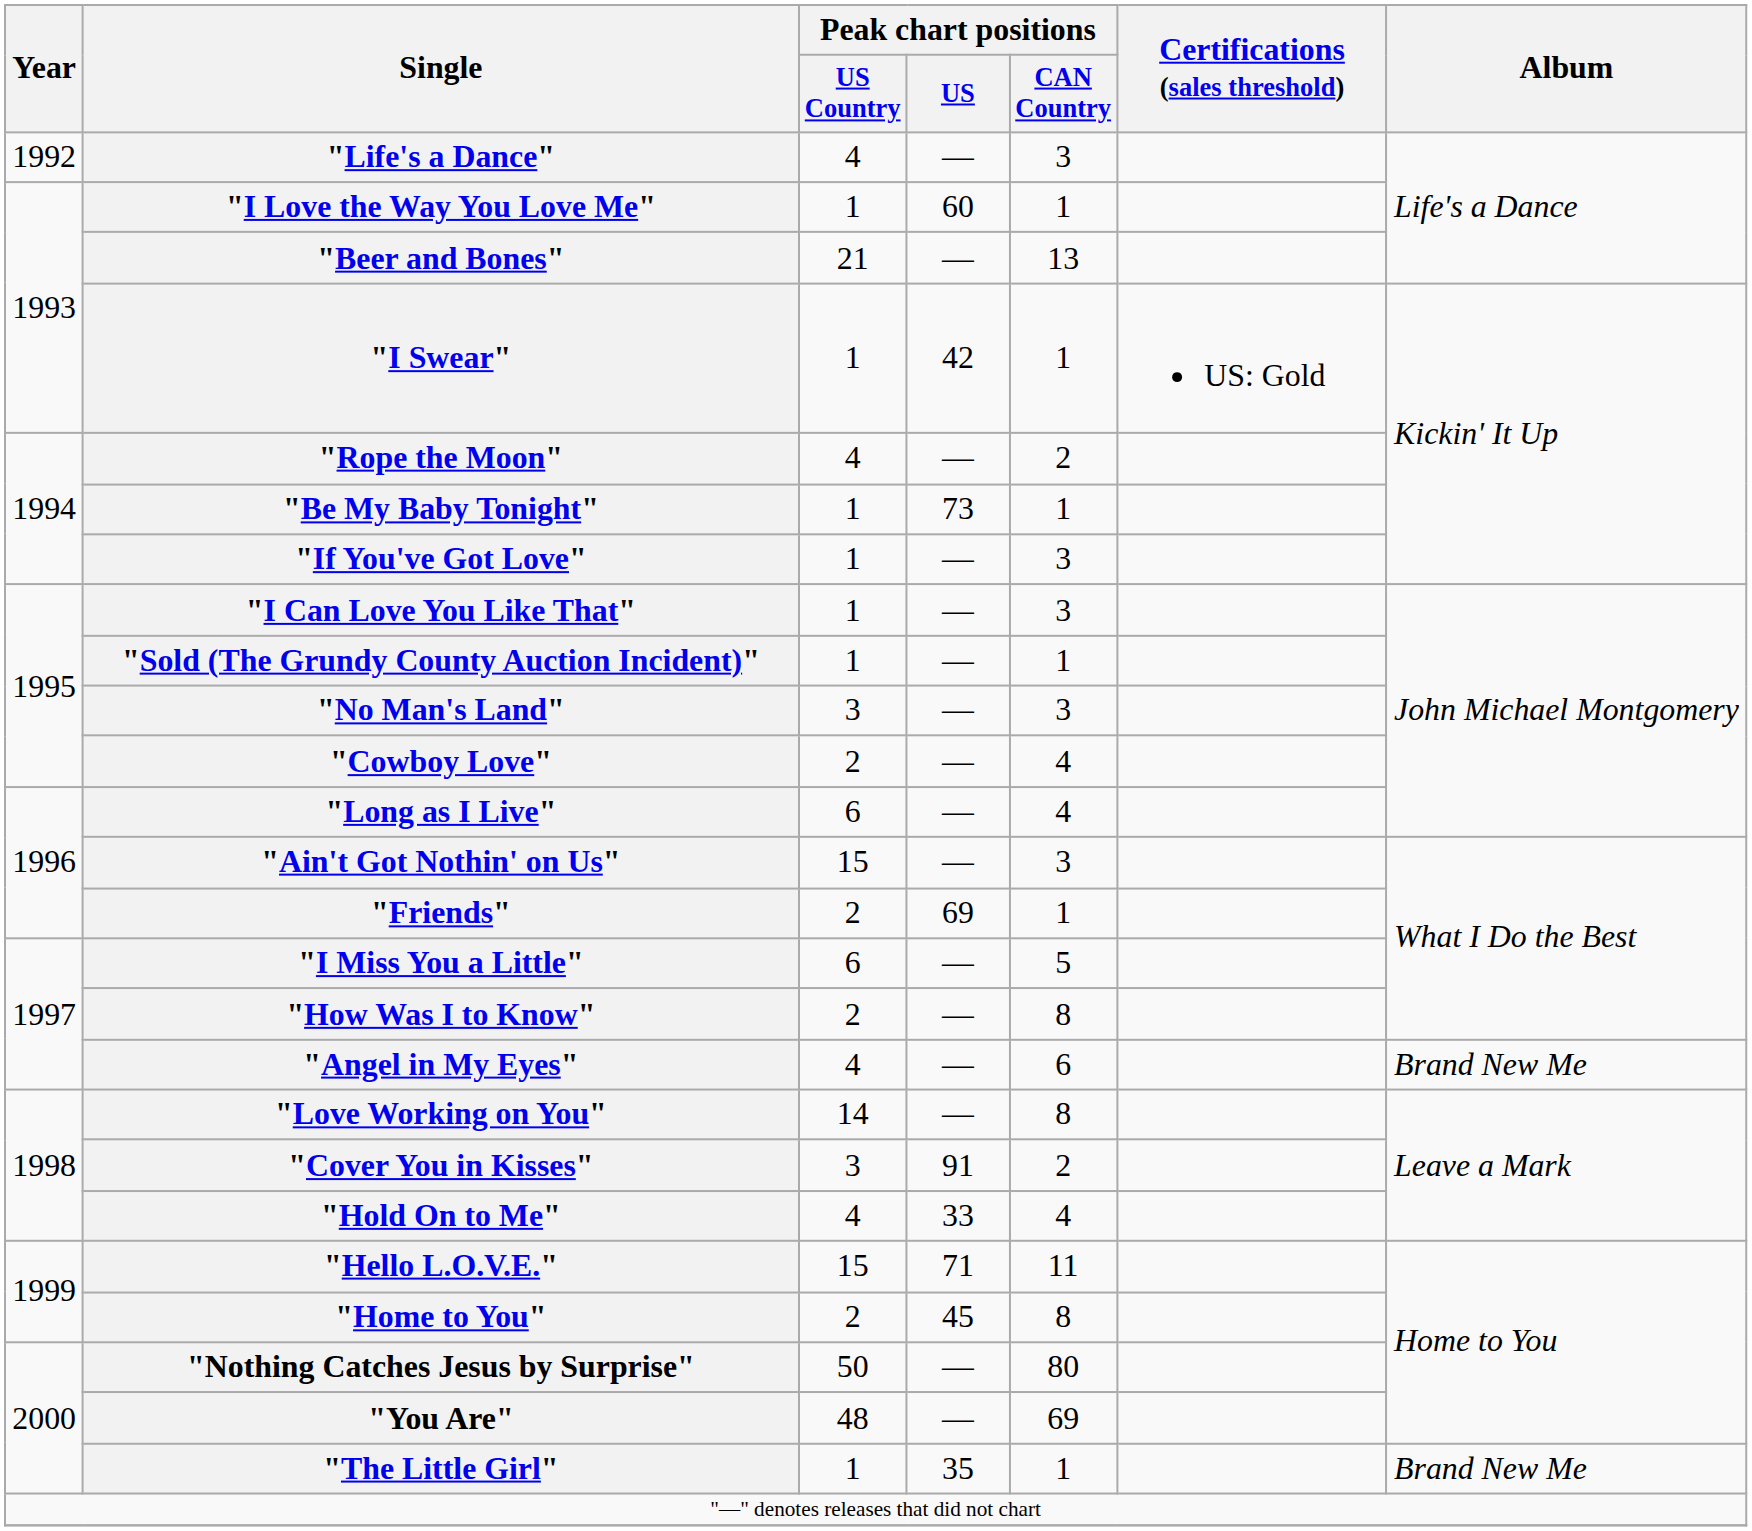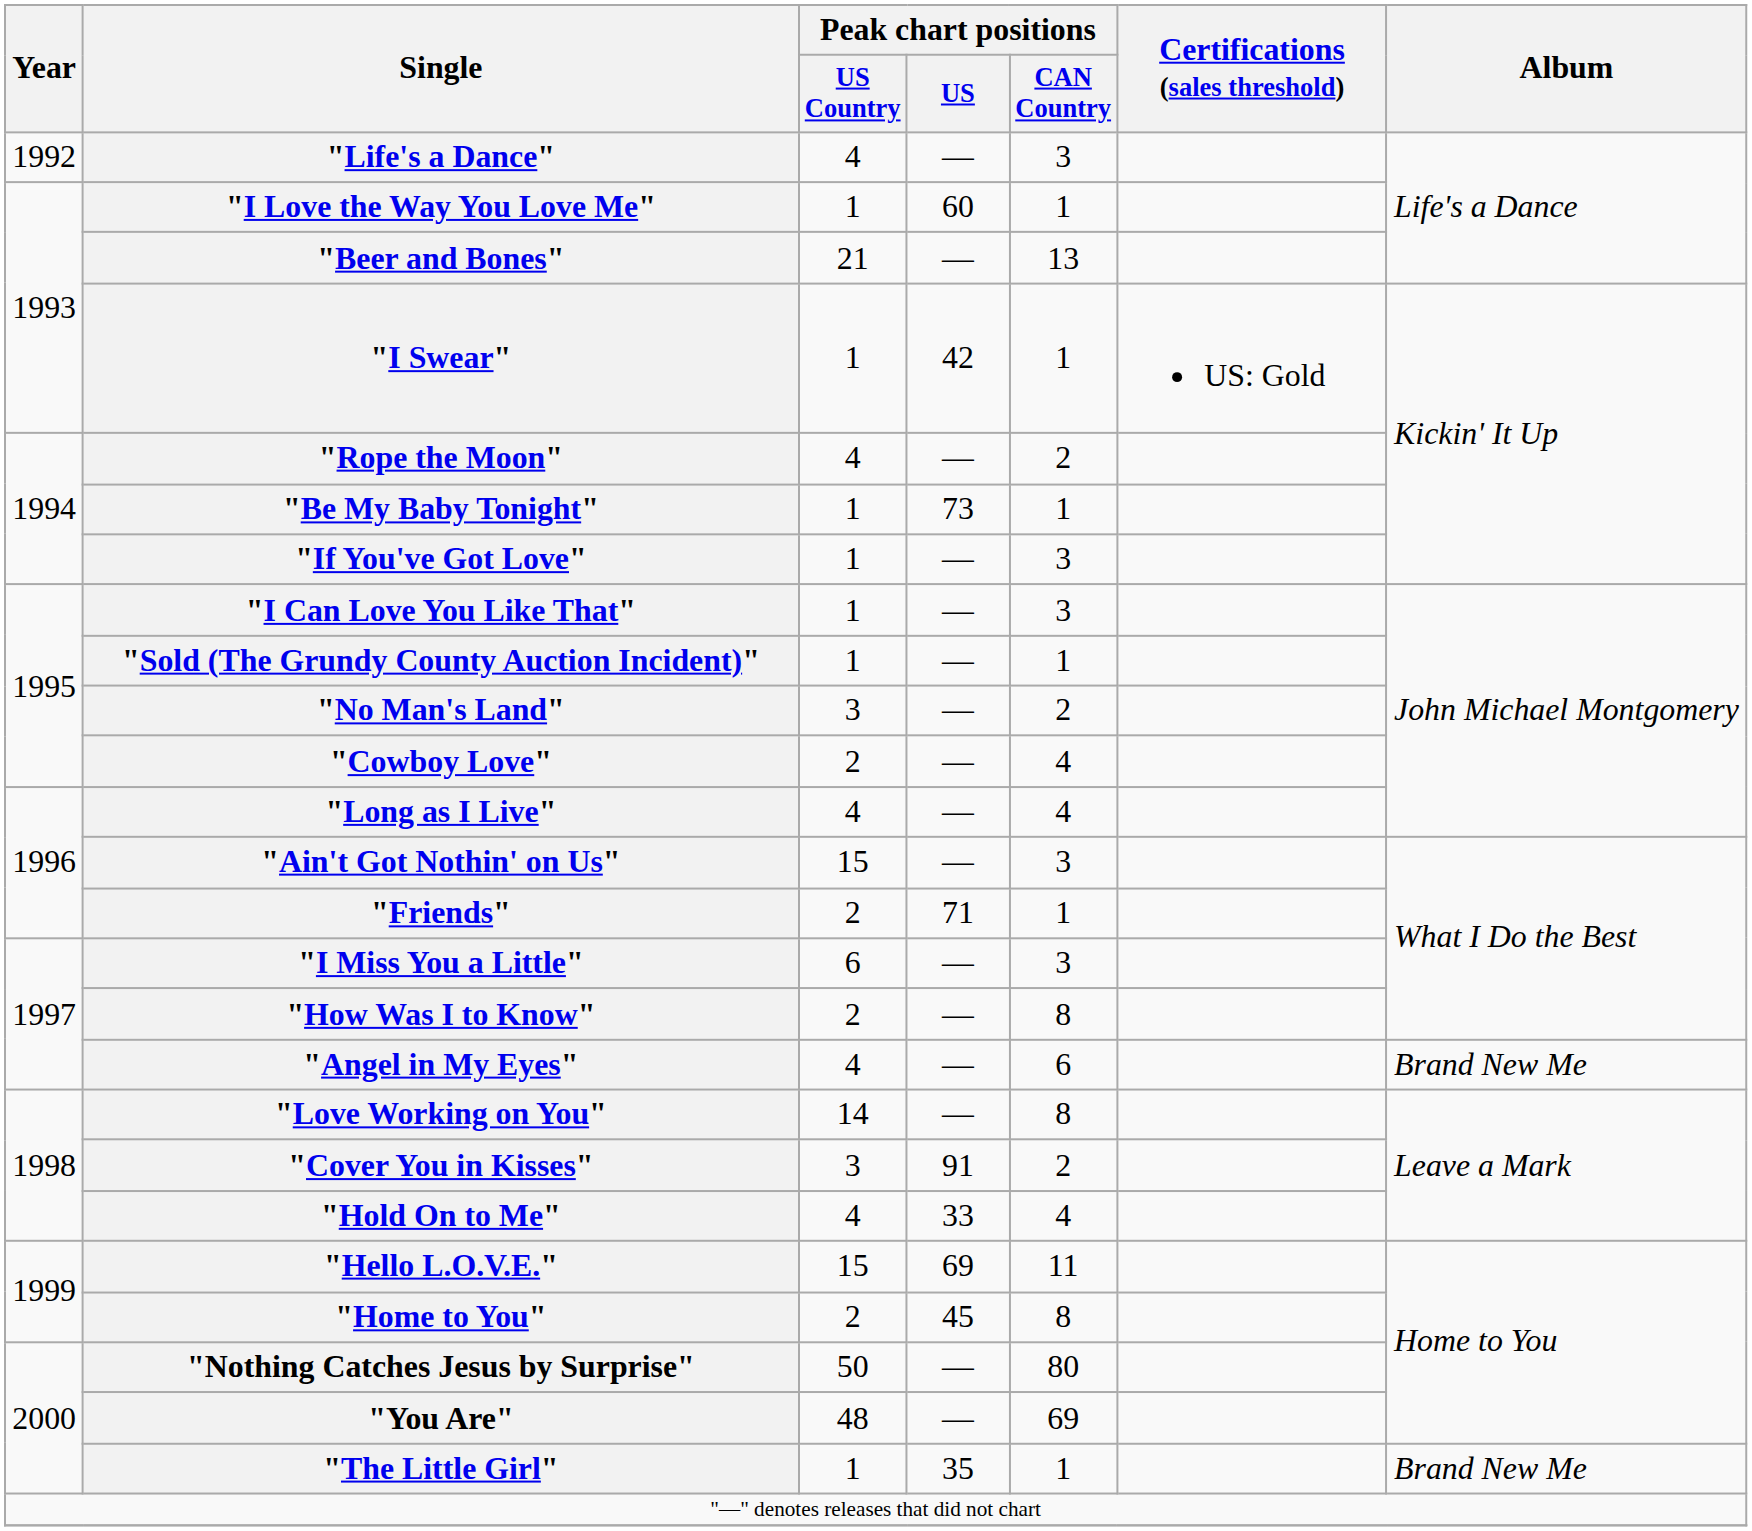(1063, 710) 3 -> (1063, 710) 2
(853, 811) 6 -> (853, 811) 4
(958, 912) 69 -> (958, 912) 71
(1063, 962) 5 -> (1063, 962) 3
(958, 1265) 71 -> (958, 1265) 69
